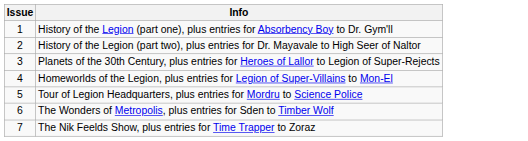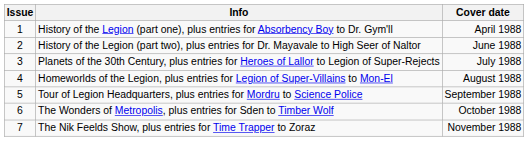+ column: (483, 12)
